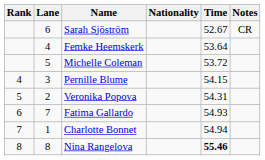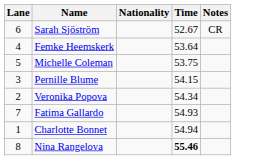- column: (19, 12)
(216, 63) 53.72 -> (186, 63) 53.75
(216, 96) 54.31 -> (186, 96) 54.34
